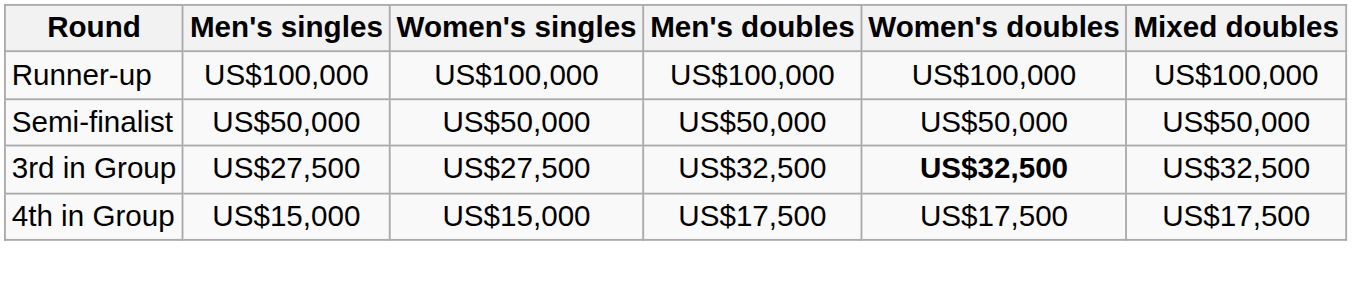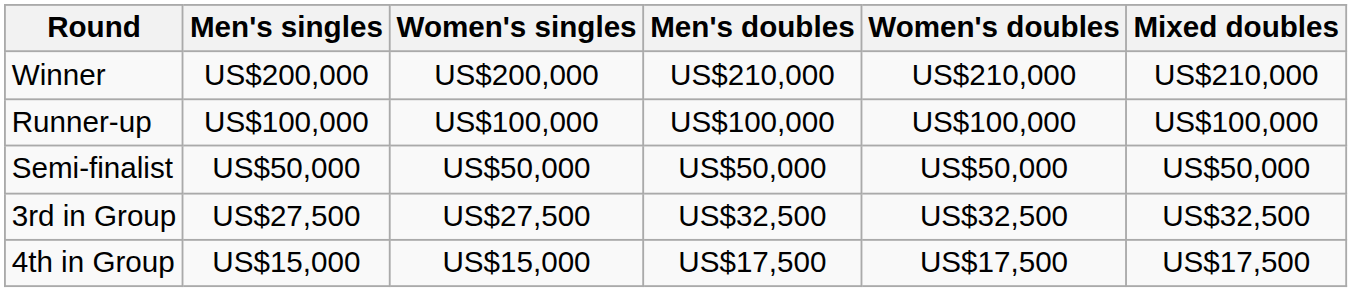+ row: (59, 74)
(994, 168) bold -> (994, 215) normal
